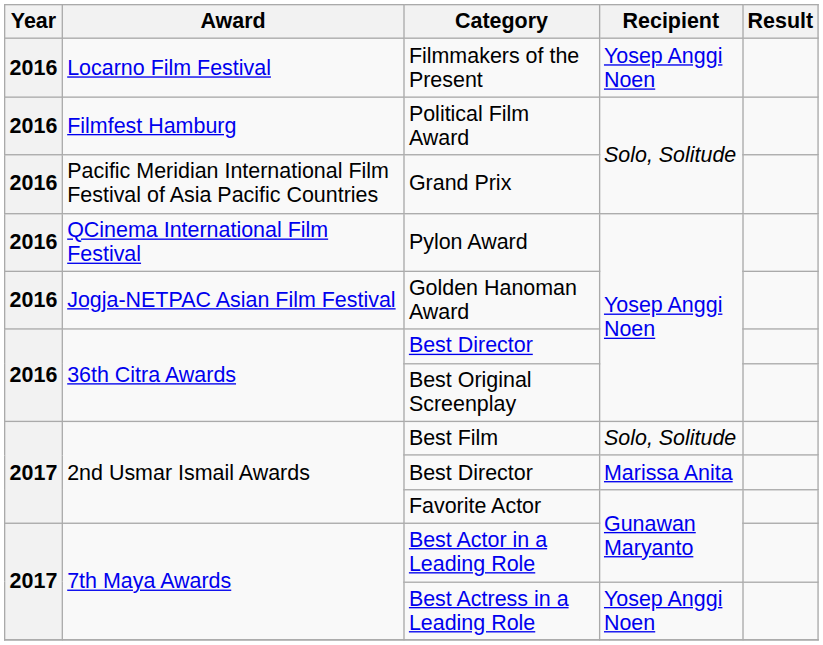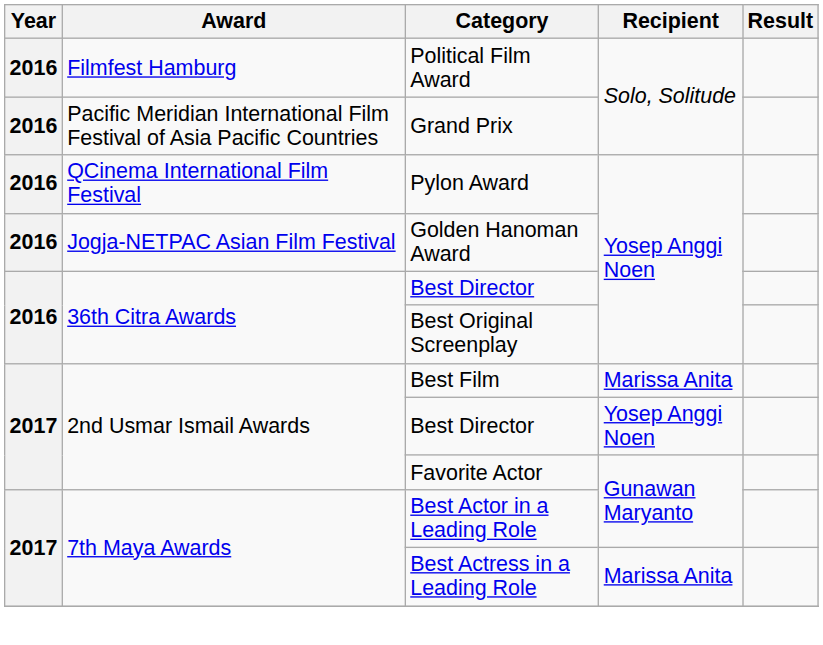- row: (169, 67)
(670, 438) Solo, Solitude -> (668, 380) Marissa Anita
(668, 472) Marissa Anita -> (663, 426) Yosep Anggi Noen
(663, 610) Yosep Anggi Noen -> (668, 576) Marissa Anita
